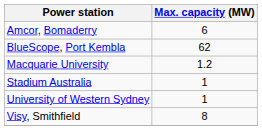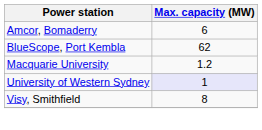- row: (49, 82)
(205, 99) no background -> (205, 82) lavender background
